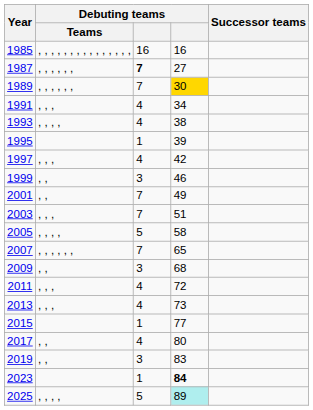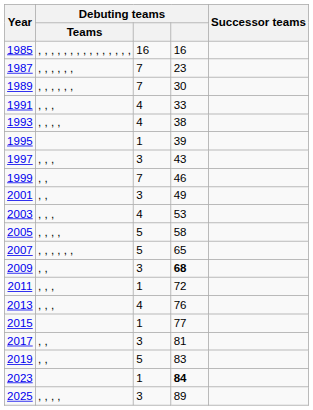(139, 68) bold -> (139, 68) normal
(180, 68) 27 -> (180, 68) 23
(180, 87) gold background -> (180, 87) no background
(180, 105) 34 -> (180, 105) 33
(139, 159) 4 -> (139, 159) 3
(180, 159) 42 -> (180, 159) 43
(139, 178) 3 -> (139, 178) 7
(139, 196) 7 -> (139, 196) 3
(139, 214) 7 -> (139, 214) 4
(180, 214) 51 -> (180, 214) 53
(139, 250) 7 -> (139, 250) 5
(180, 269) normal -> (180, 269) bold
(139, 287) 4 -> (139, 287) 1
(180, 305) 73 -> (180, 305) 76
(139, 341) 4 -> (139, 341) 3
(180, 341) 80 -> (180, 341) 81
(139, 360) 3 -> (139, 360) 5
(139, 396) 5 -> (139, 396) 3
(180, 396) paleturquoise background -> (180, 396) no background
